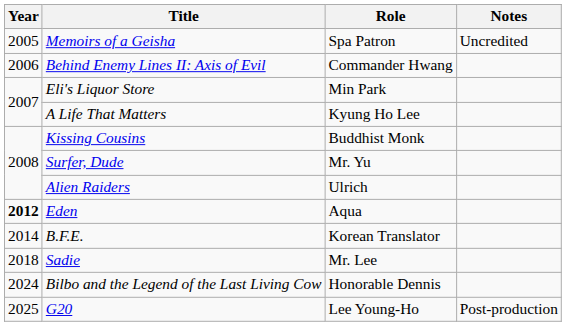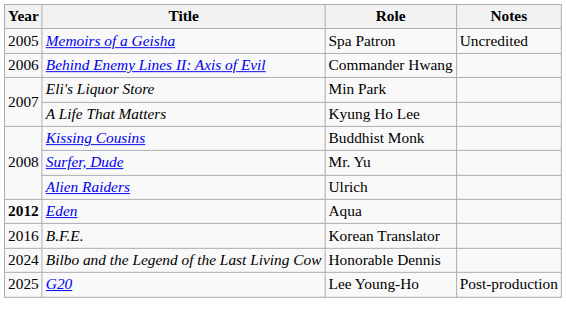(23, 235) 2014 -> (23, 235) 2016
- row: (63, 260)
